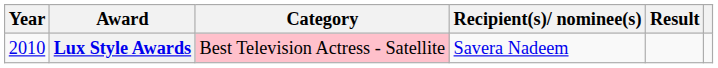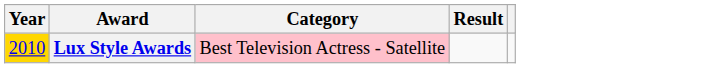- column: (548, 18)
(27, 47) no background -> (27, 47) gold background
